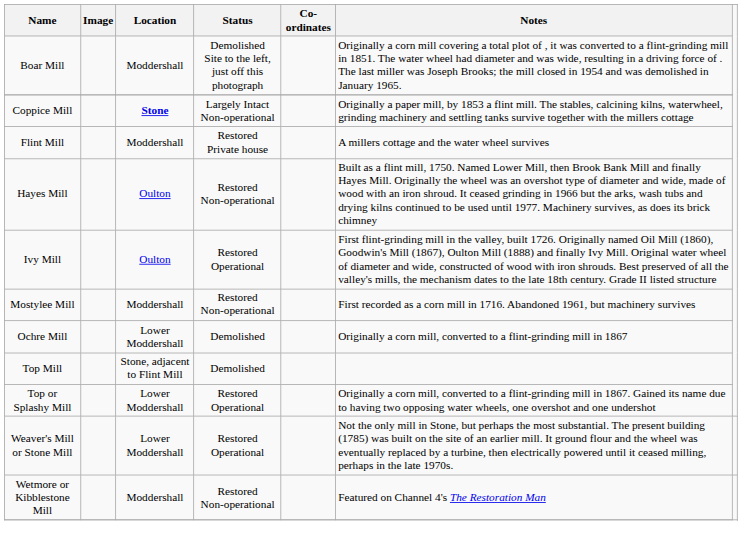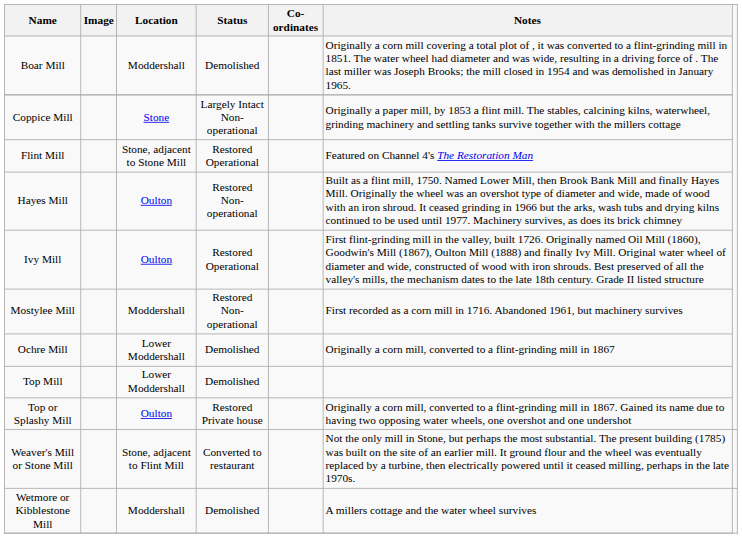(238, 65) Demolished Site to the left, just off this photograph -> (232, 65) Demolished
(155, 110) bold -> (156, 117) normal
(155, 142) Moddershall -> (156, 156) Stone, adjacent to Stone Mill
(238, 142) Restored Private house -> (232, 156) Restored Operational
(444, 142) A millers cottage and the water wheel survives -> (429, 156) Featured on Channel 4's The Restoration Man
(155, 368) Stone, adjacent to Flint Mill -> (156, 381) Lower Moddershall
(155, 400) Lower Moddershall -> (156, 413) Oulton
(238, 400) Restored Operational -> (232, 413) Restored Private house
(155, 445) Lower Moddershall -> (156, 459) Stone, adjacent to Flint Mill
(238, 445) Restored Operational -> (232, 459) Converted to restaurant
(238, 497) Restored Non-operational -> (232, 510) Demolished
(442, 497) Featured on Channel 4's The Restoration Man -> (431, 510) A millers cottage and the water wheel survives
